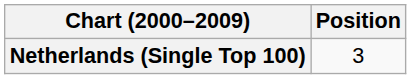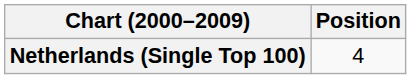(358, 55) 3 -> (358, 55) 4
